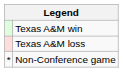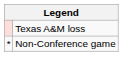- row: (49, 28)
